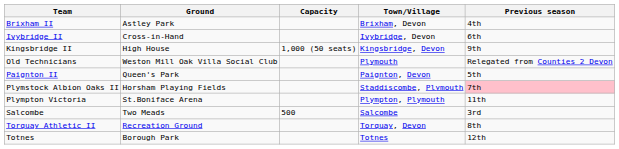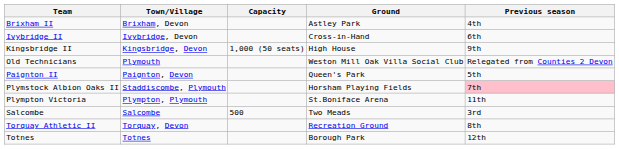columns swapped: (200, 11) <-> (412, 11)
